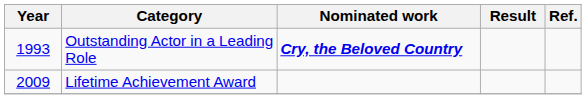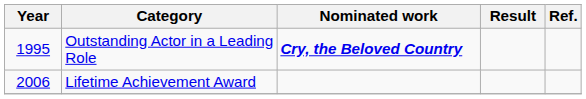(33, 49) 1993 -> (33, 49) 1995
(33, 81) 2009 -> (33, 81) 2006
